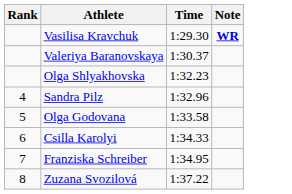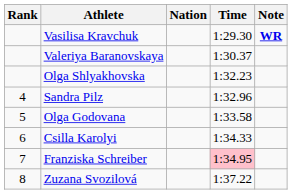+ column: (188, 14)
(189, 158) no background -> (232, 158) pink background
